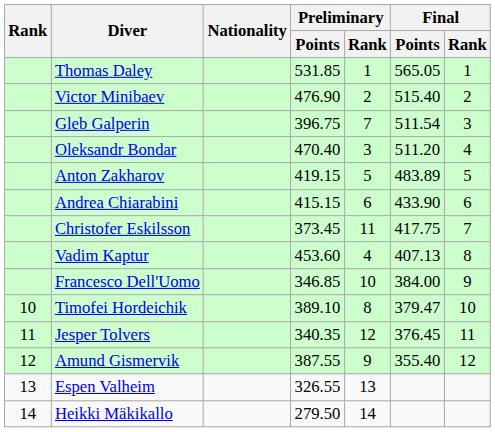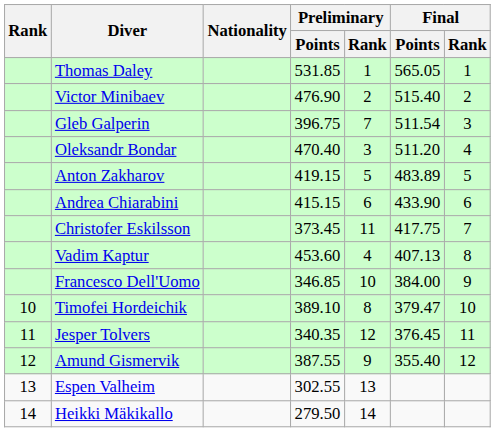(317, 387) 326.55 -> (317, 387) 302.55
